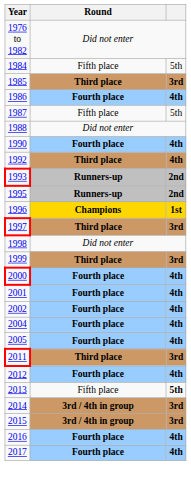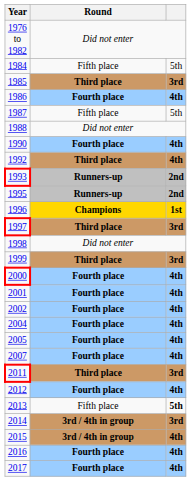+ row: (17, 356)
(176, 421) 3rd -> (176, 437) 4th
